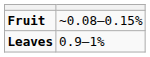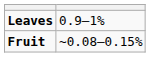rows swapped: (30, 41) <-> (26, 21)
